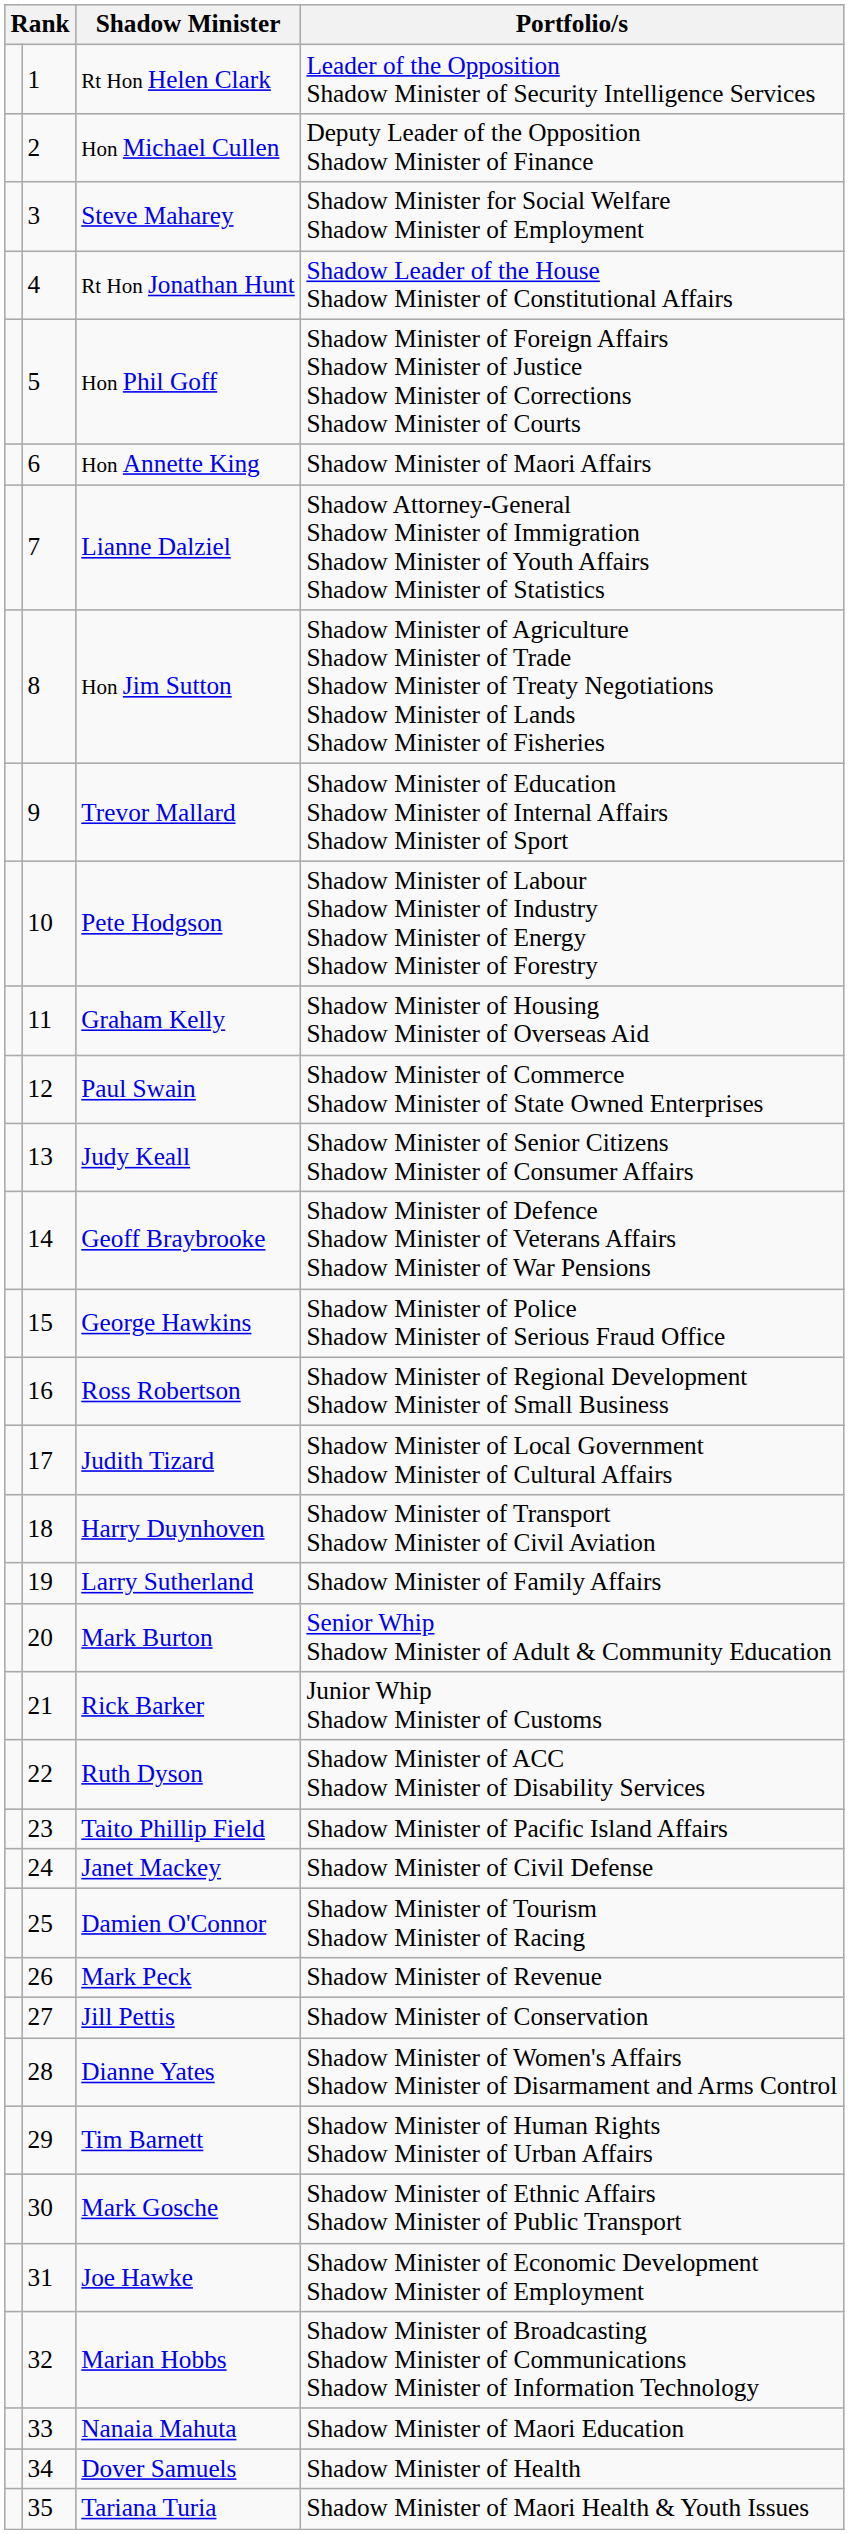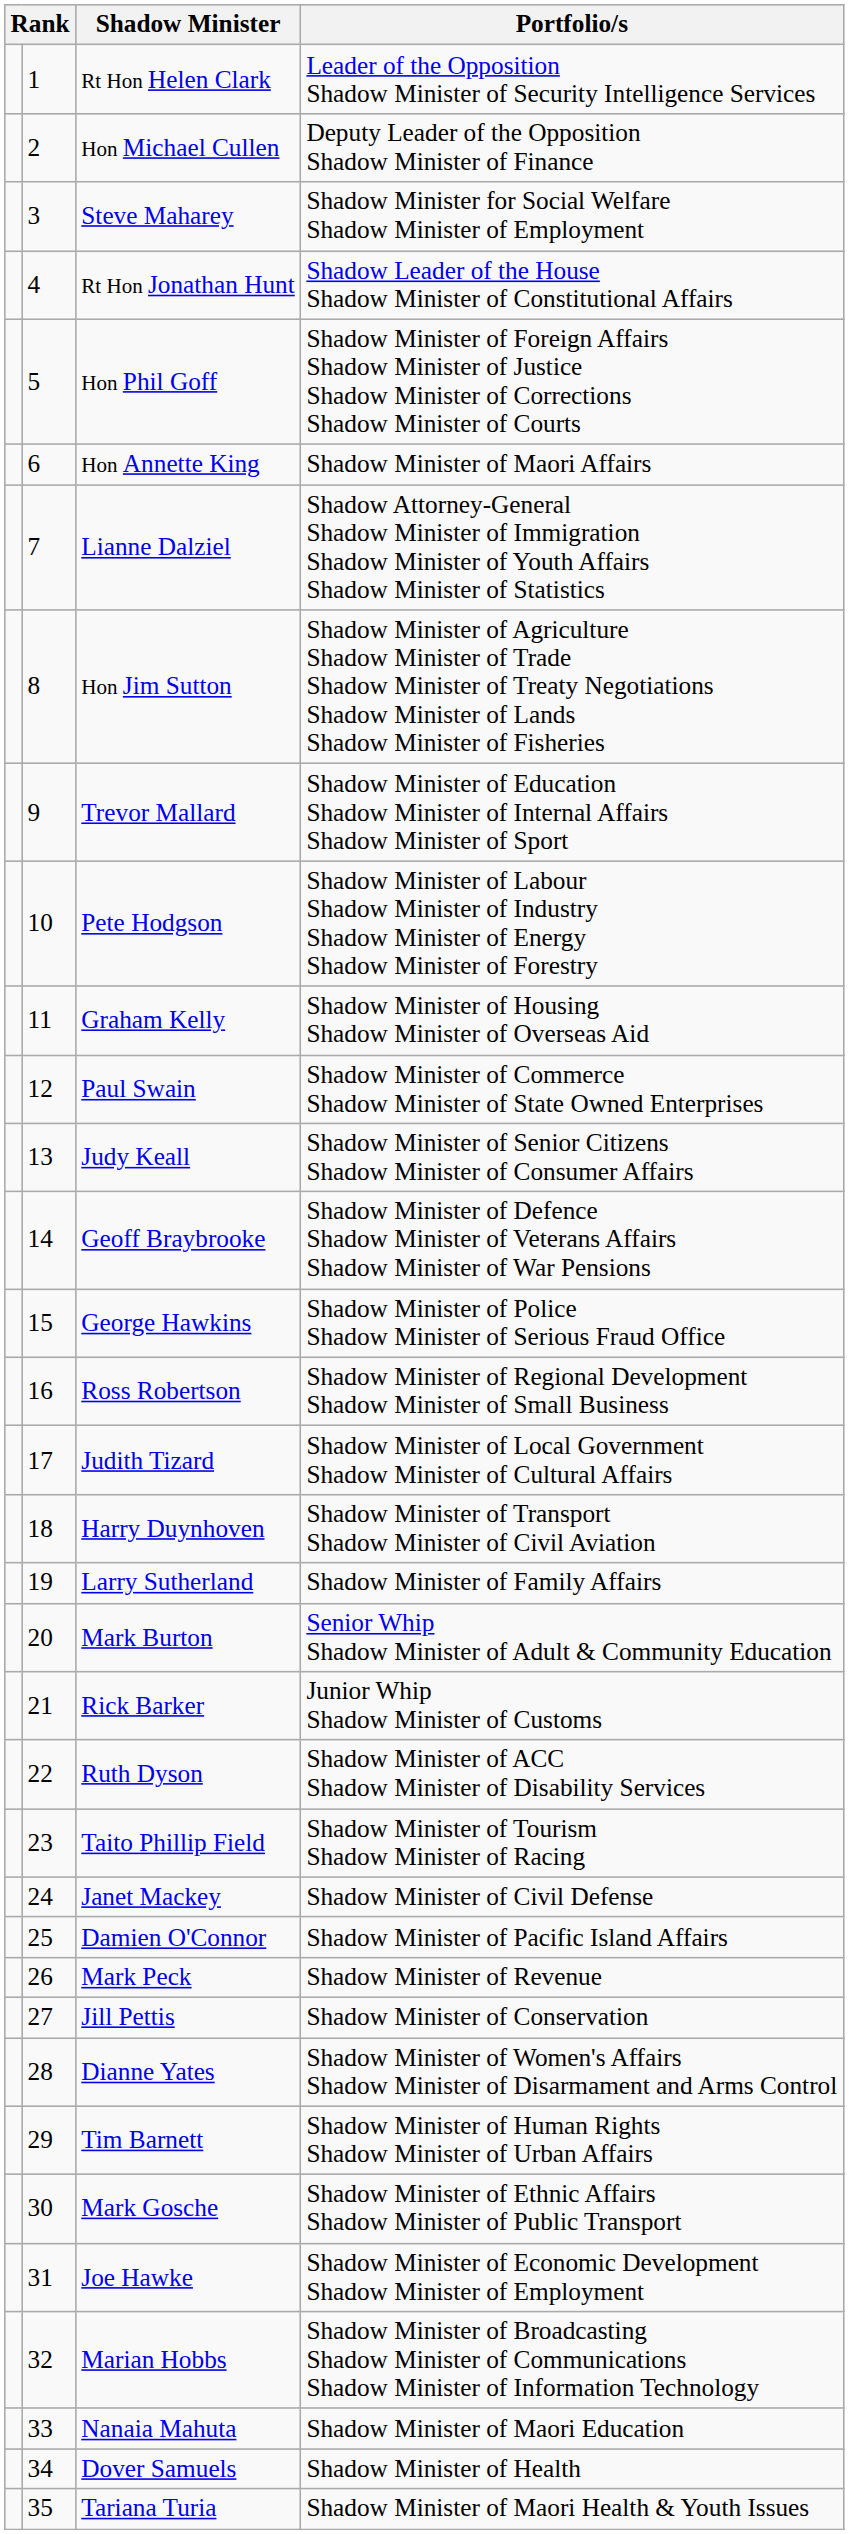(517, 1828) Shadow Minister of Pacific Island Affairs -> (452, 1842) Shadow Minister of Tourism Shadow Minister of Racing
(452, 1922) Shadow Minister of Tourism Shadow Minister of Racing -> (517, 1936) Shadow Minister of Pacific Island Affairs
